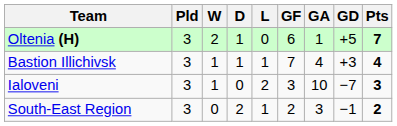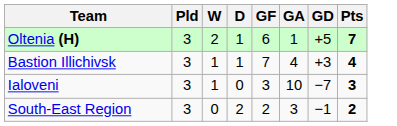- column: (265, 16)
